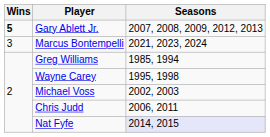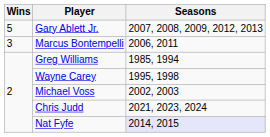(9, 28) bold -> (9, 28) normal
(168, 44) 2021, 2023, 2024 -> (153, 44) 2006, 2011
(153, 108) 2006, 2011 -> (168, 108) 2021, 2023, 2024
